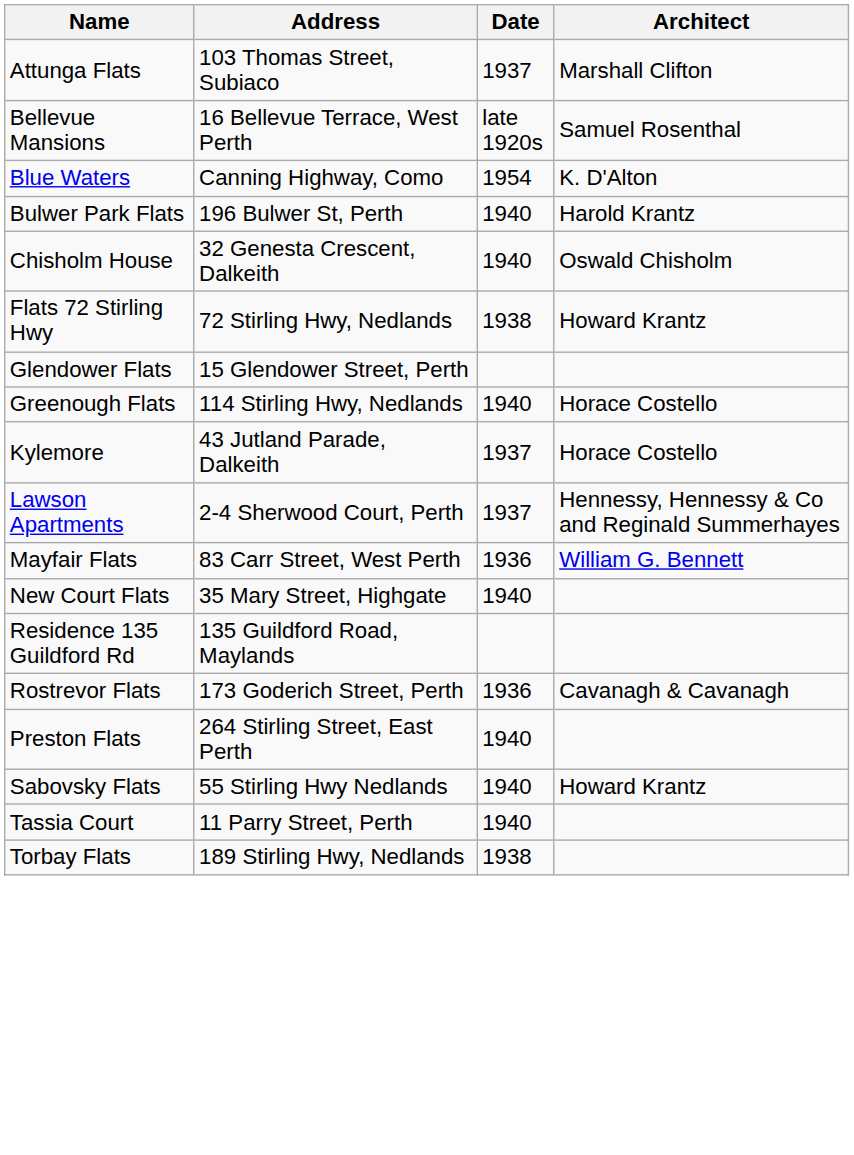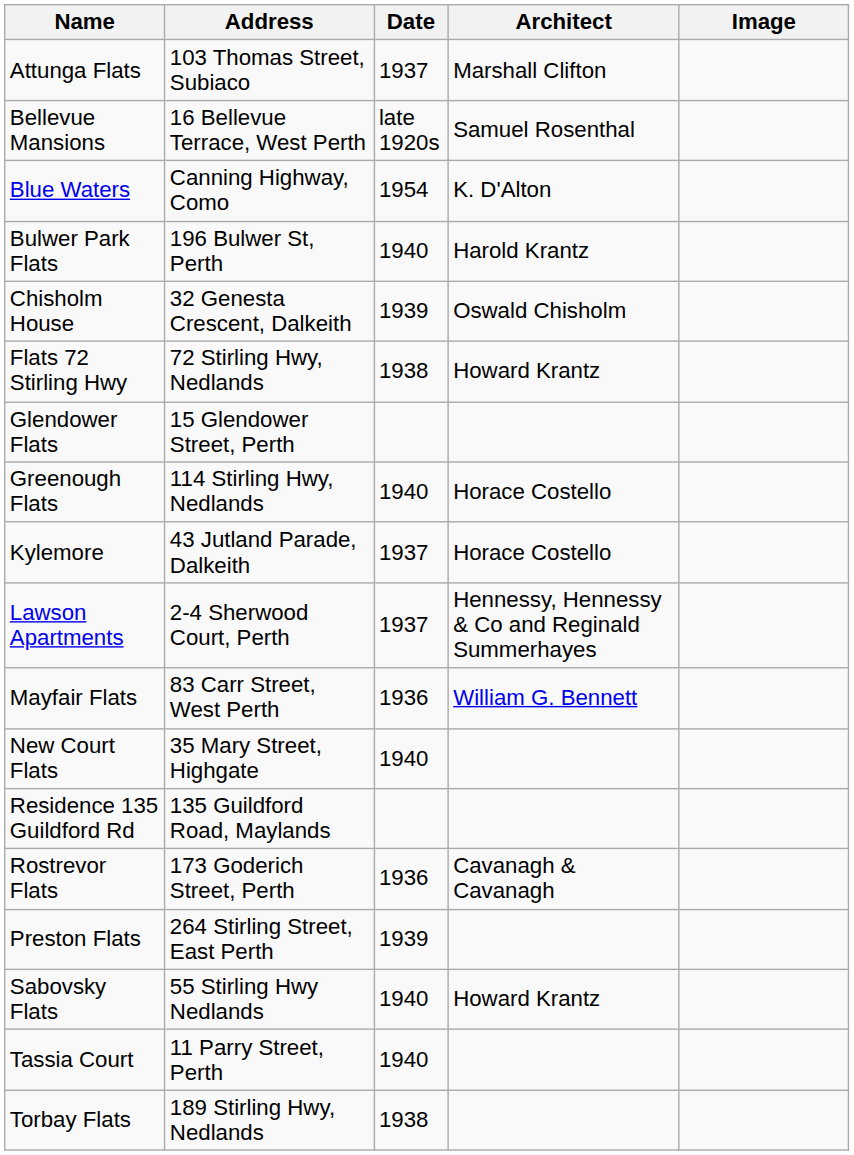+ column: (764, 22)
(507, 261) 1940 -> (404, 311) 1939
(507, 738) 1940 -> (404, 939) 1939
